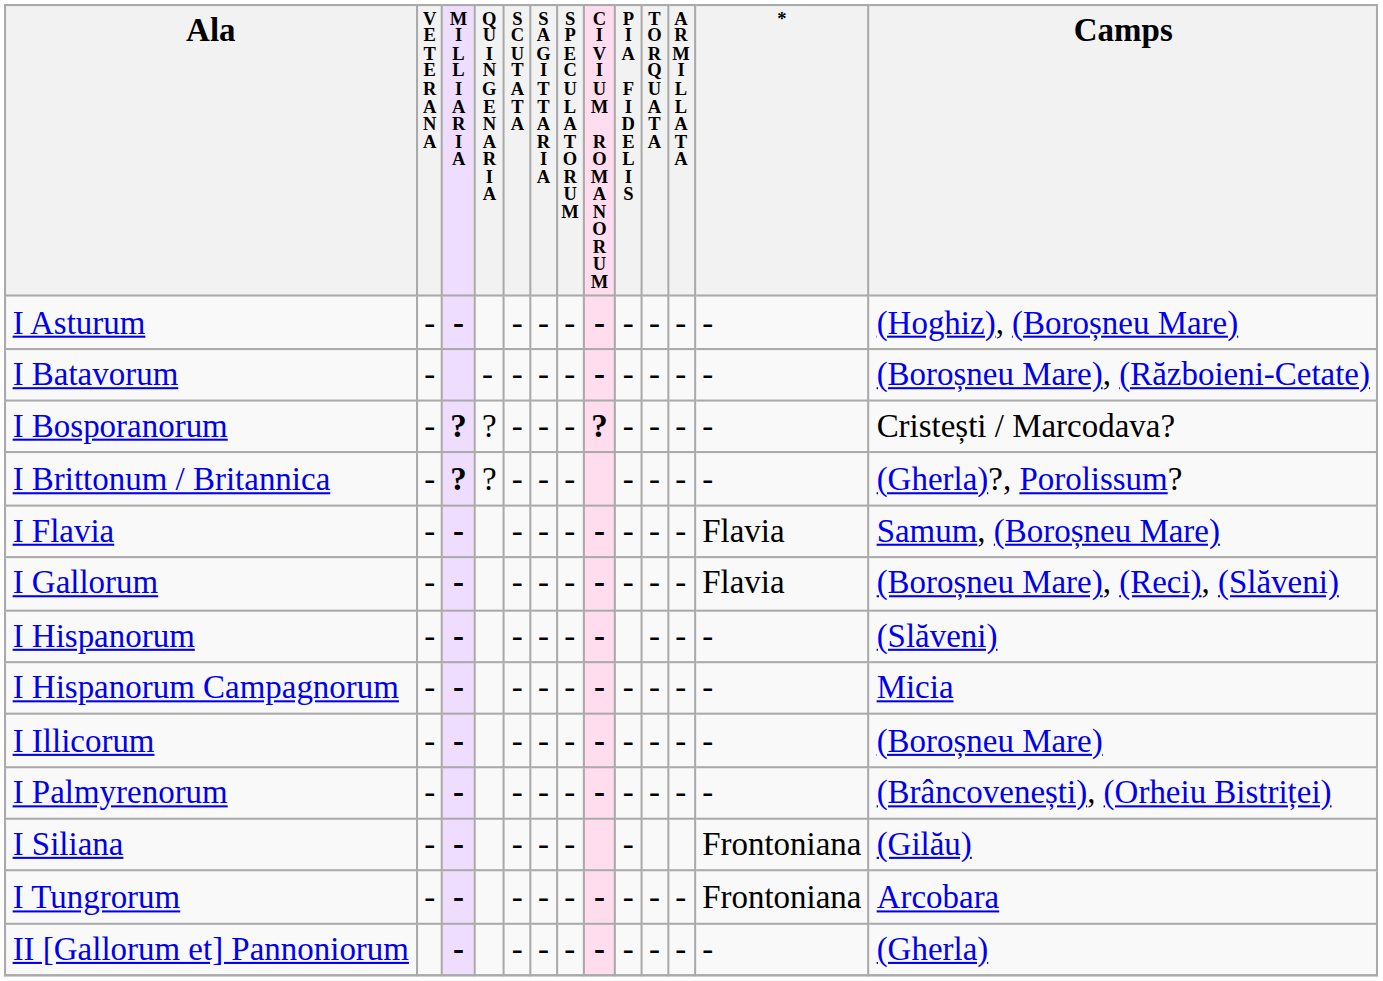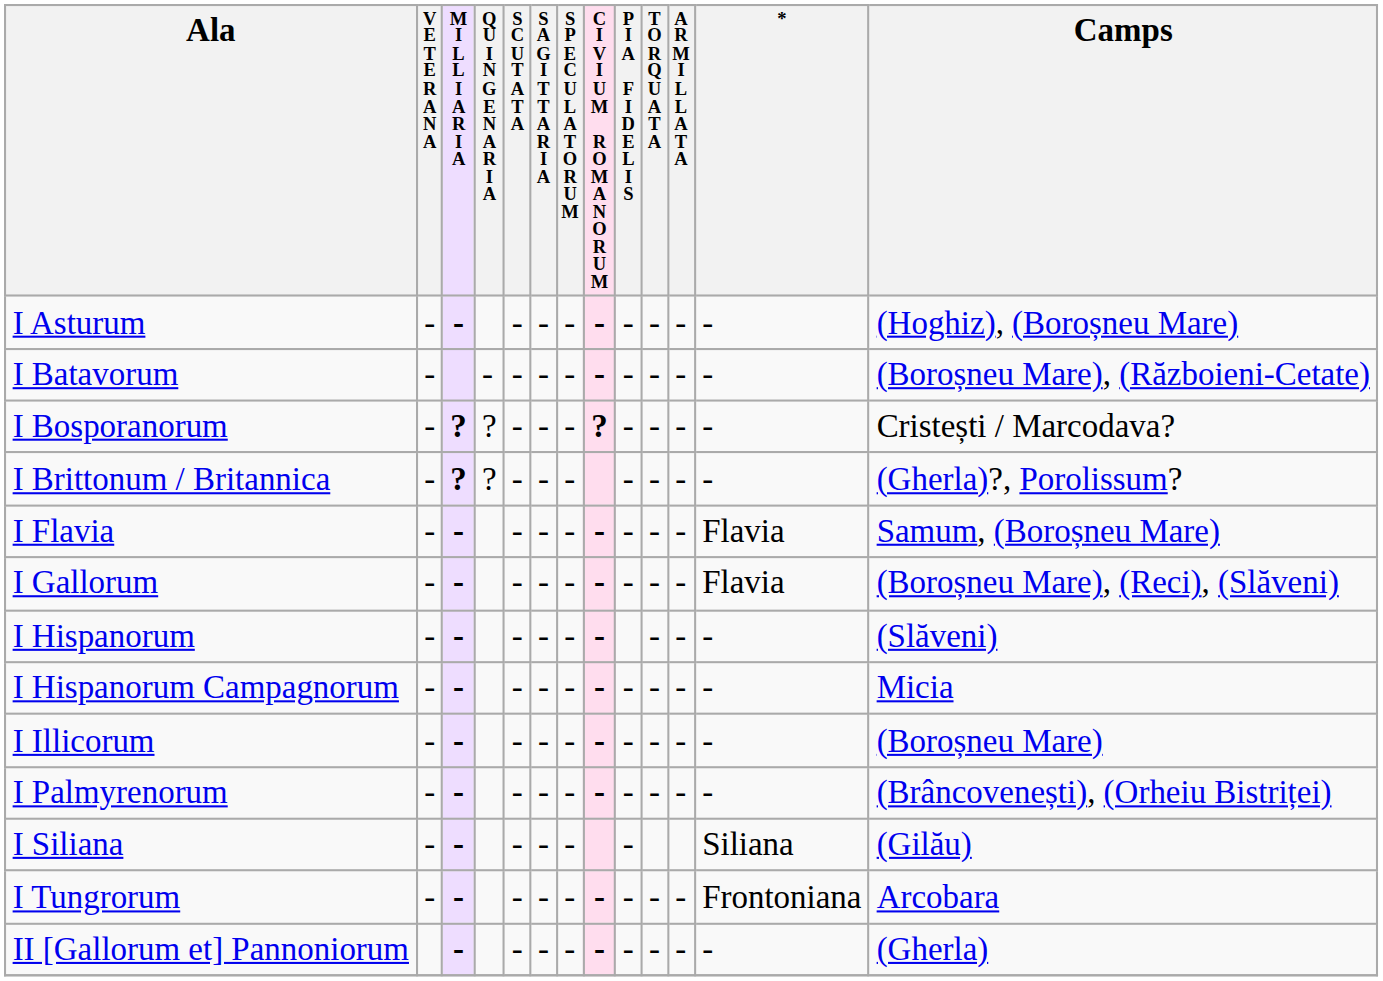(782, 844) Frontoniana -> (748, 844) Siliana
